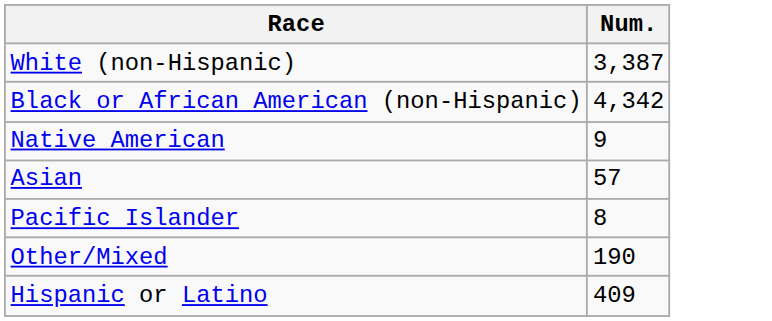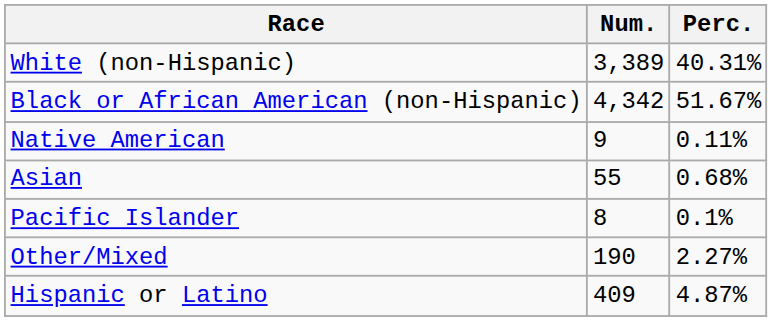+ column: (719, 24)
(629, 63) 3,387 -> (629, 63) 3,389
(607, 179) 57 -> (607, 179) 55
